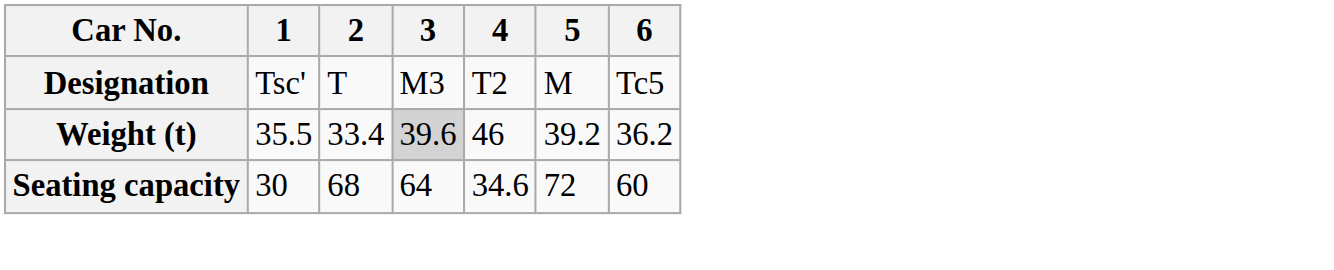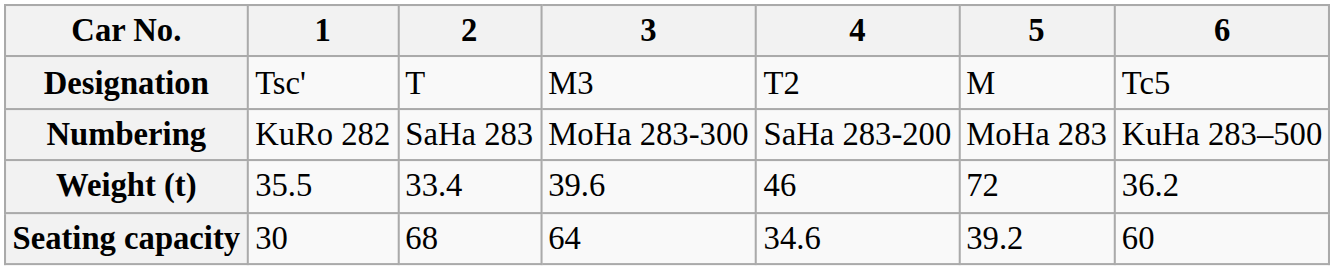+ row: (126, 133)
(428, 133) lightgrey background -> (577, 185) no background
(572, 133) 39.2 -> (983, 185) 72
(560, 185) 72 -> (995, 237) 39.2
